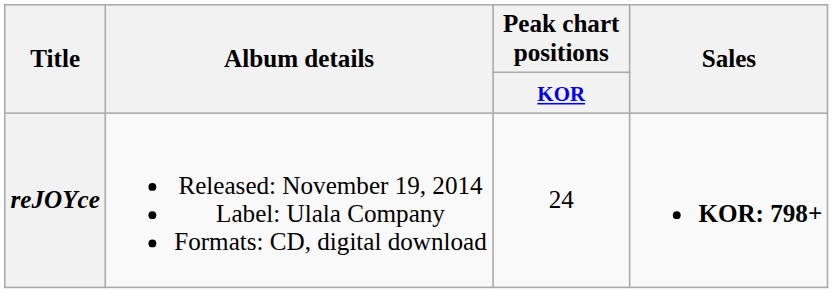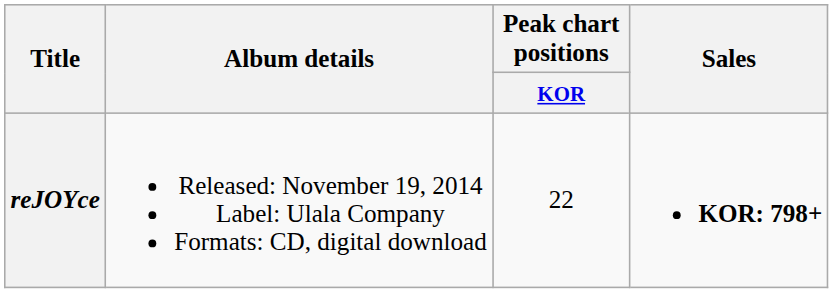(561, 199) 24 -> (561, 199) 22
